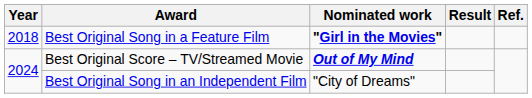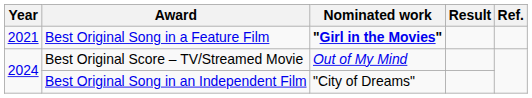(23, 37) 2018 -> (23, 37) 2021
(363, 59) bold -> (360, 59) normal
